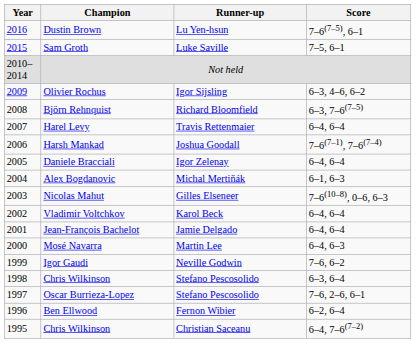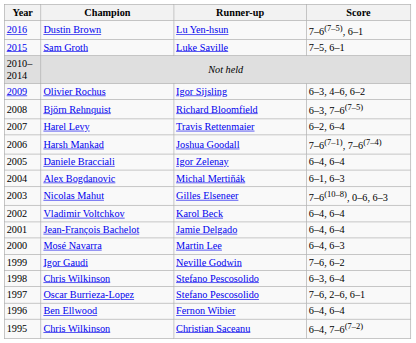(327, 127) 6–4, 6–4 -> (327, 127) 6–2, 6–4
(327, 311) 6–2, 6–4 -> (327, 311) 6–4, 6–4
